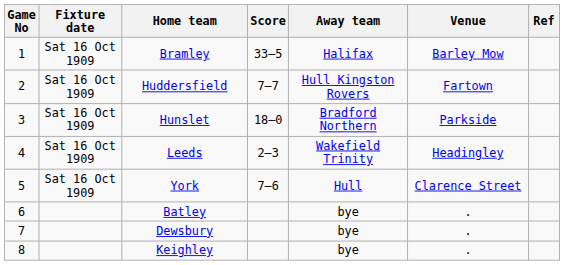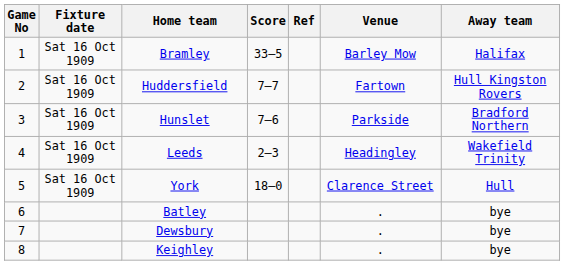columns swapped: (348, 21) <-> (544, 21)
(268, 120) 18–0 -> (268, 120) 7–6
(268, 186) 7–6 -> (268, 186) 18–0
